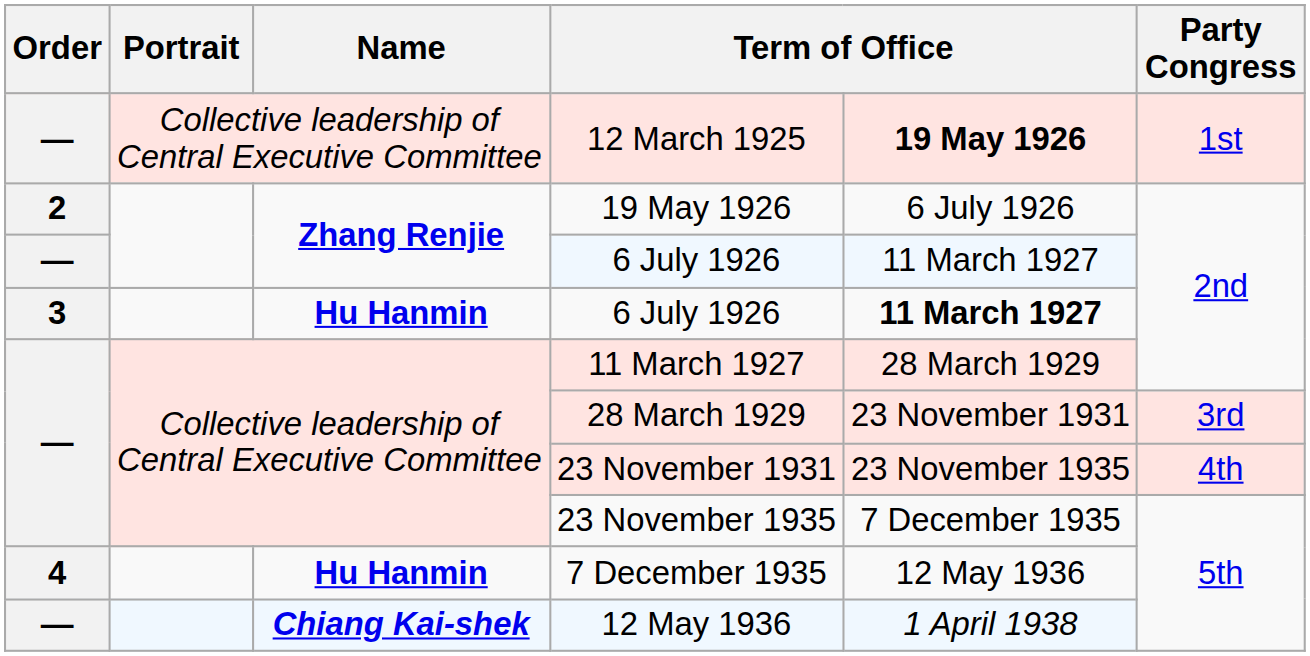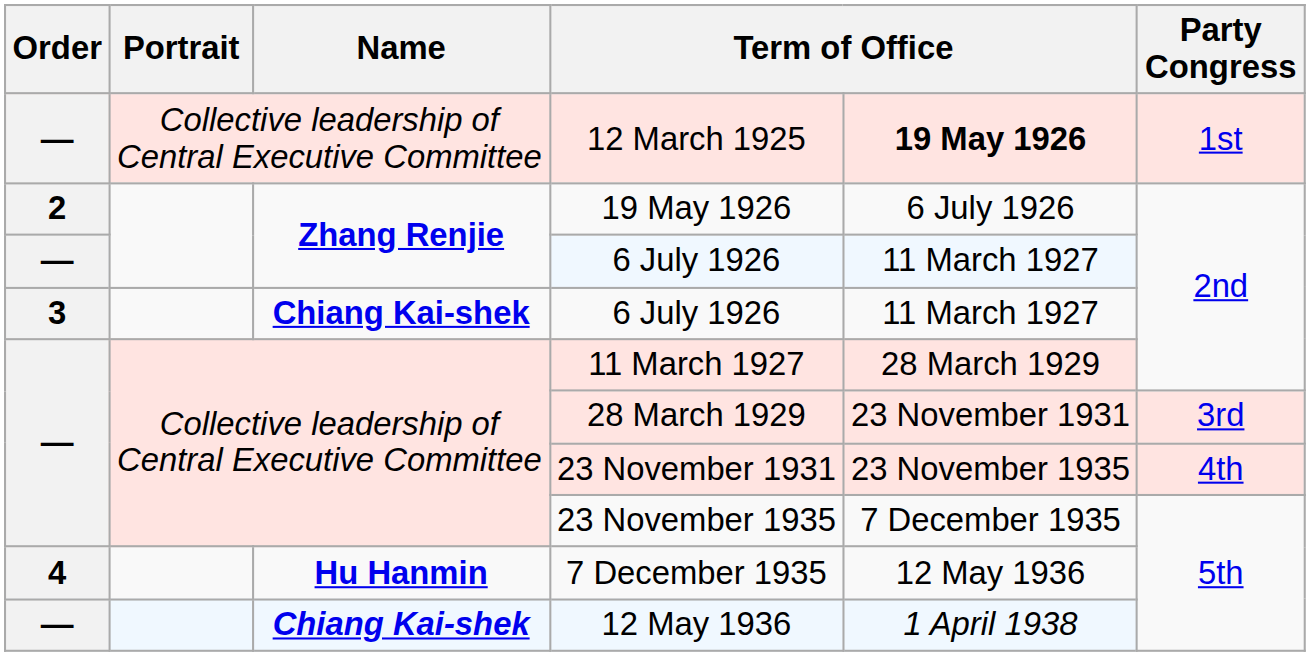(401, 312) Hu Hanmin -> (401, 312) Chiang Kai-shek
(990, 312) bold -> (990, 312) normal
